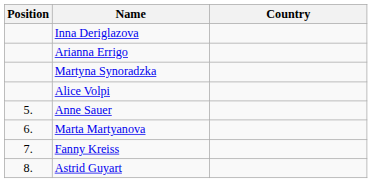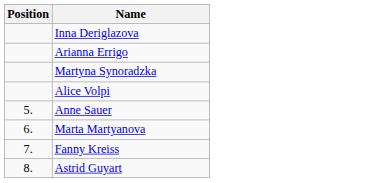- column: (288, 14)
